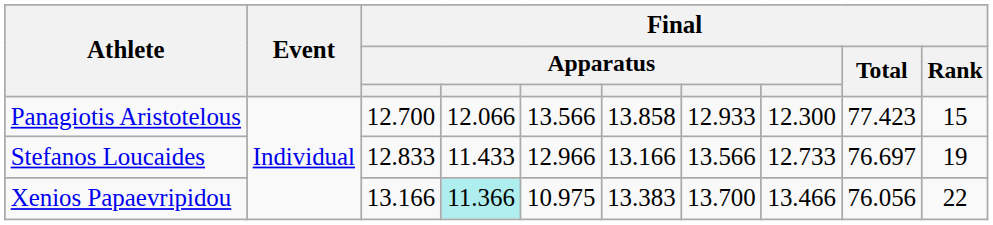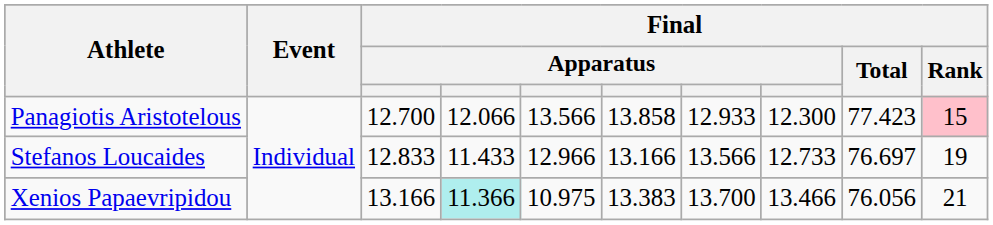(955, 116) no background -> (955, 116) pink background
(955, 198) 22 -> (955, 198) 21
